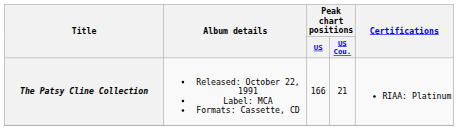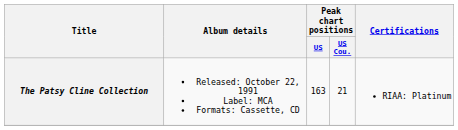(318, 92) 166 -> (318, 92) 163
